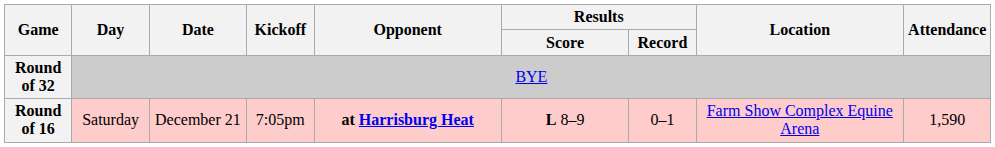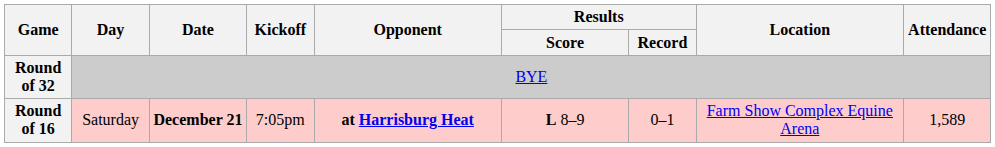(198, 120) normal -> (198, 120) bold
(947, 120) 1,590 -> (947, 120) 1,589
